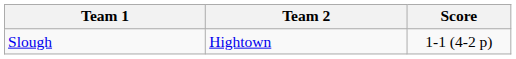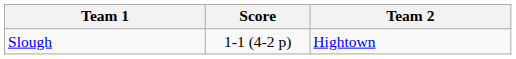columns swapped: (306, 16) <-> (459, 16)
